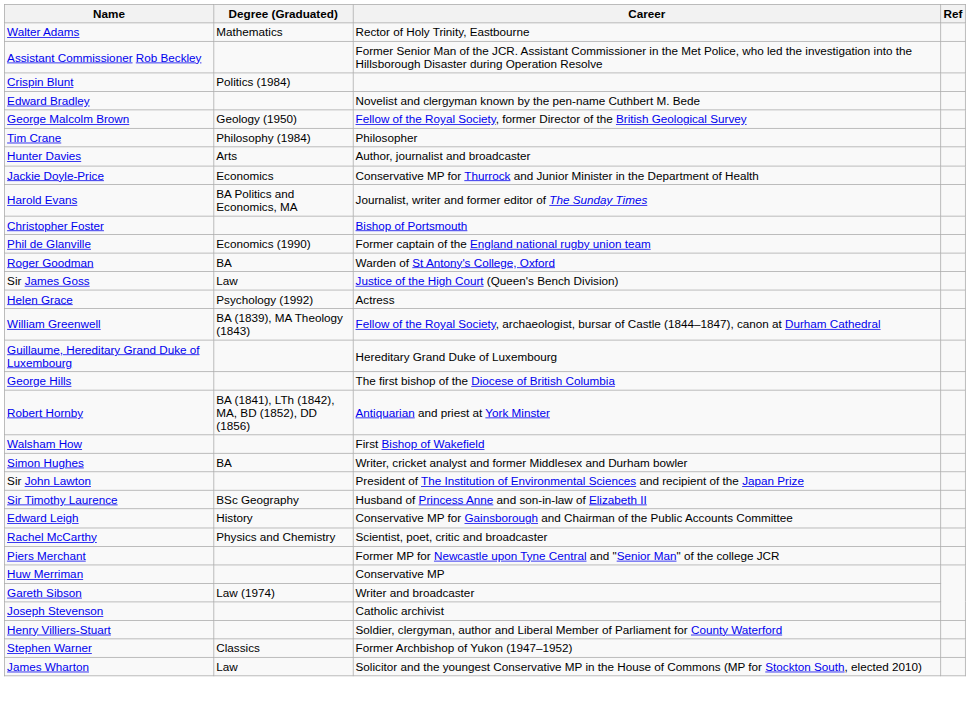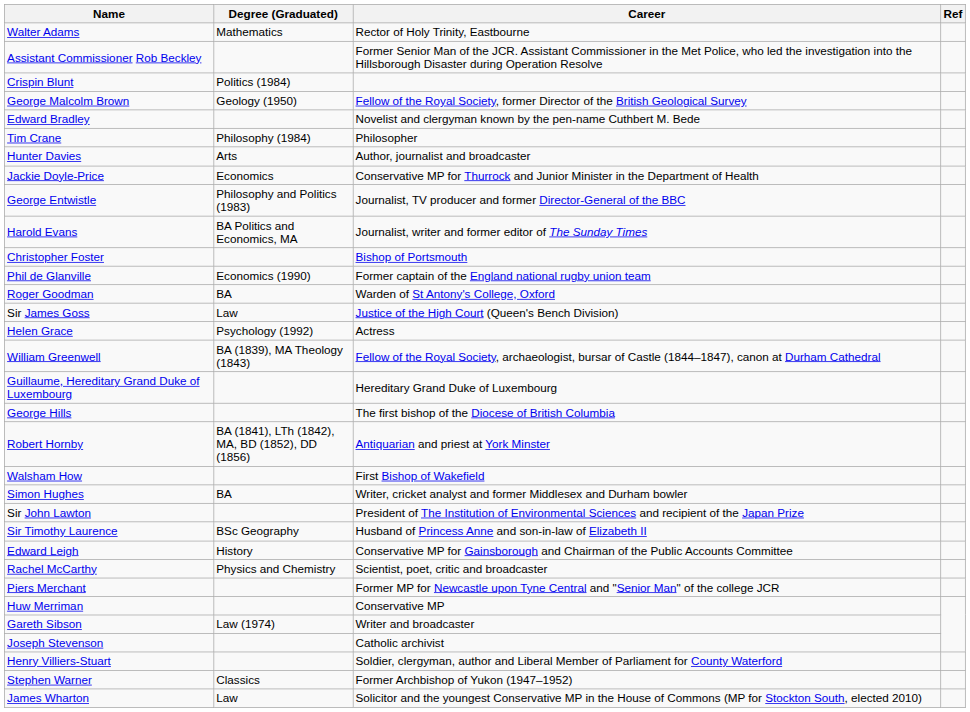rows swapped: (48, 101) <-> (68, 120)
+ row: (52, 200)
